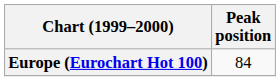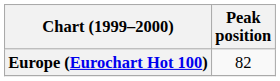(243, 62) 84 -> (243, 62) 82
